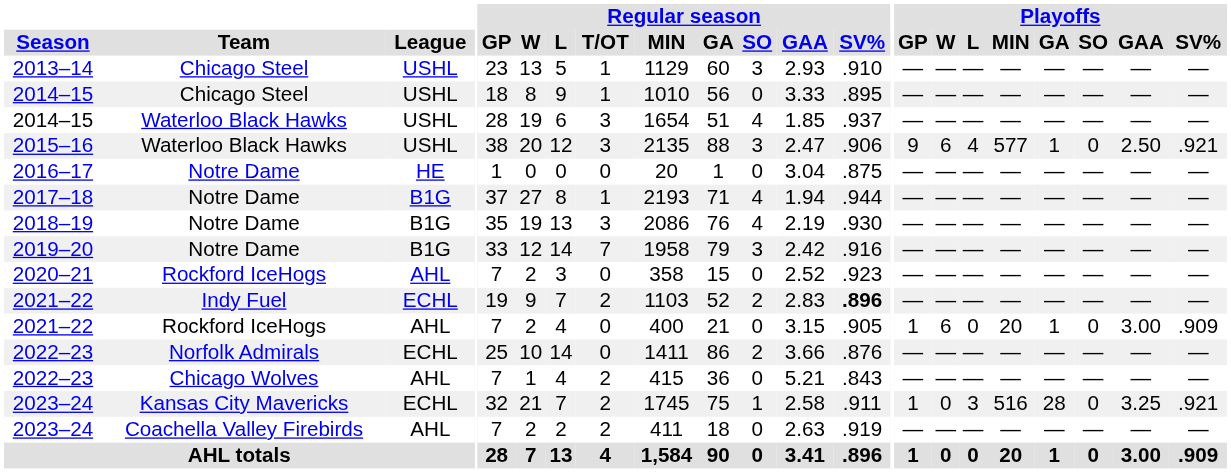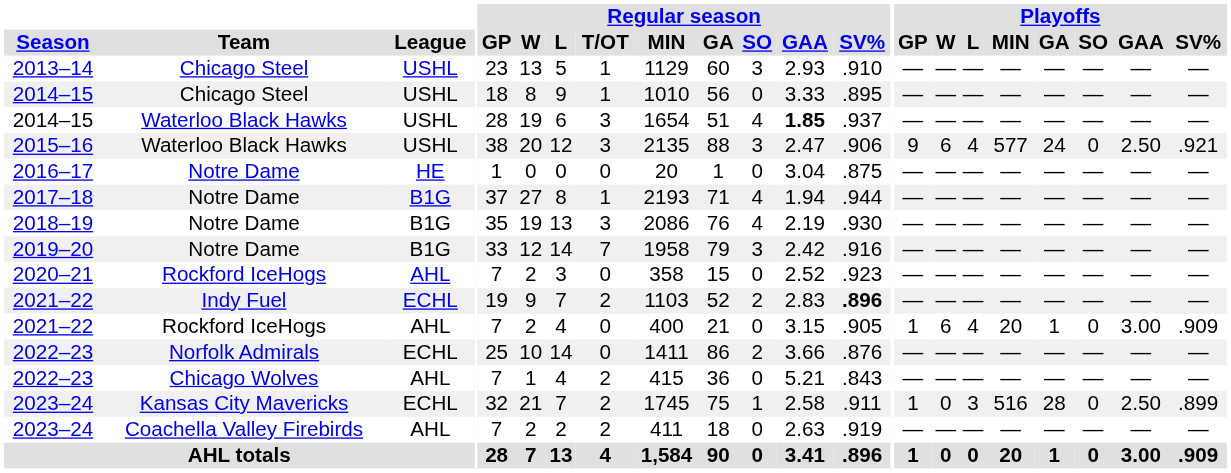(805, 119) normal -> (805, 119) bold
(1054, 145) 1 -> (1054, 145) 24
(973, 326) 0 -> (973, 326) 4
(1141, 403) 3.25 -> (1141, 403) 2.50
(1198, 403) .921 -> (1198, 403) .899
